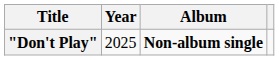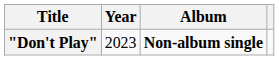(121, 42) 2025 -> (121, 42) 2023
